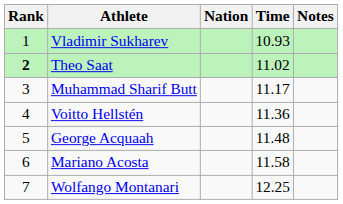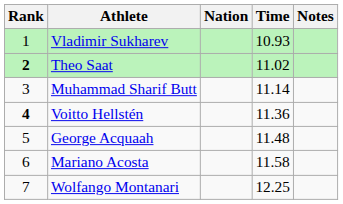(273, 89) 11.17 -> (273, 89) 11.14
(26, 114) normal -> (26, 114) bold
